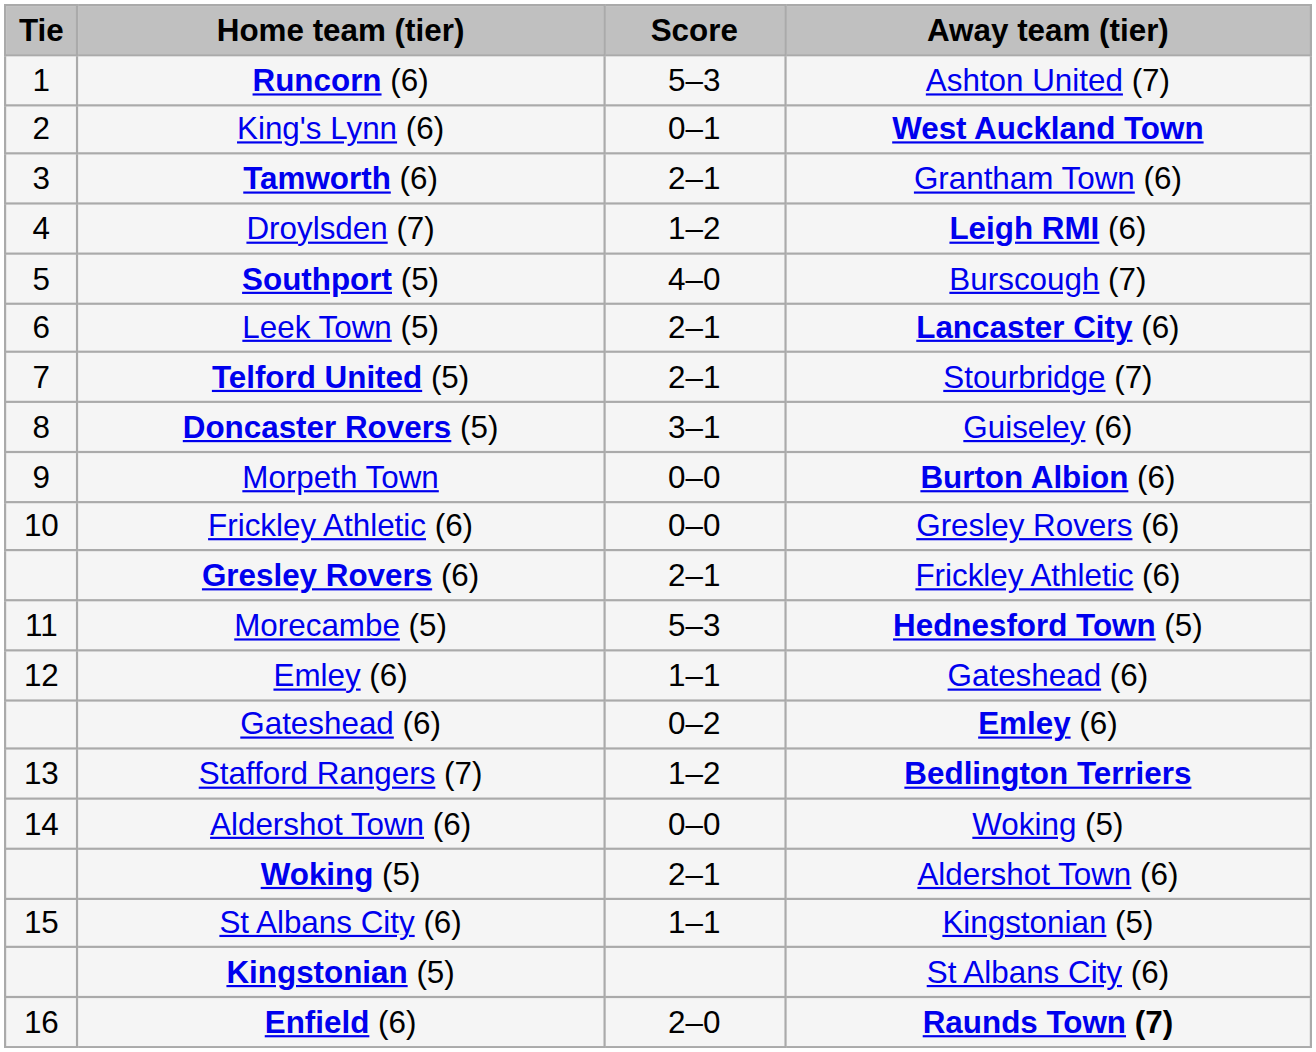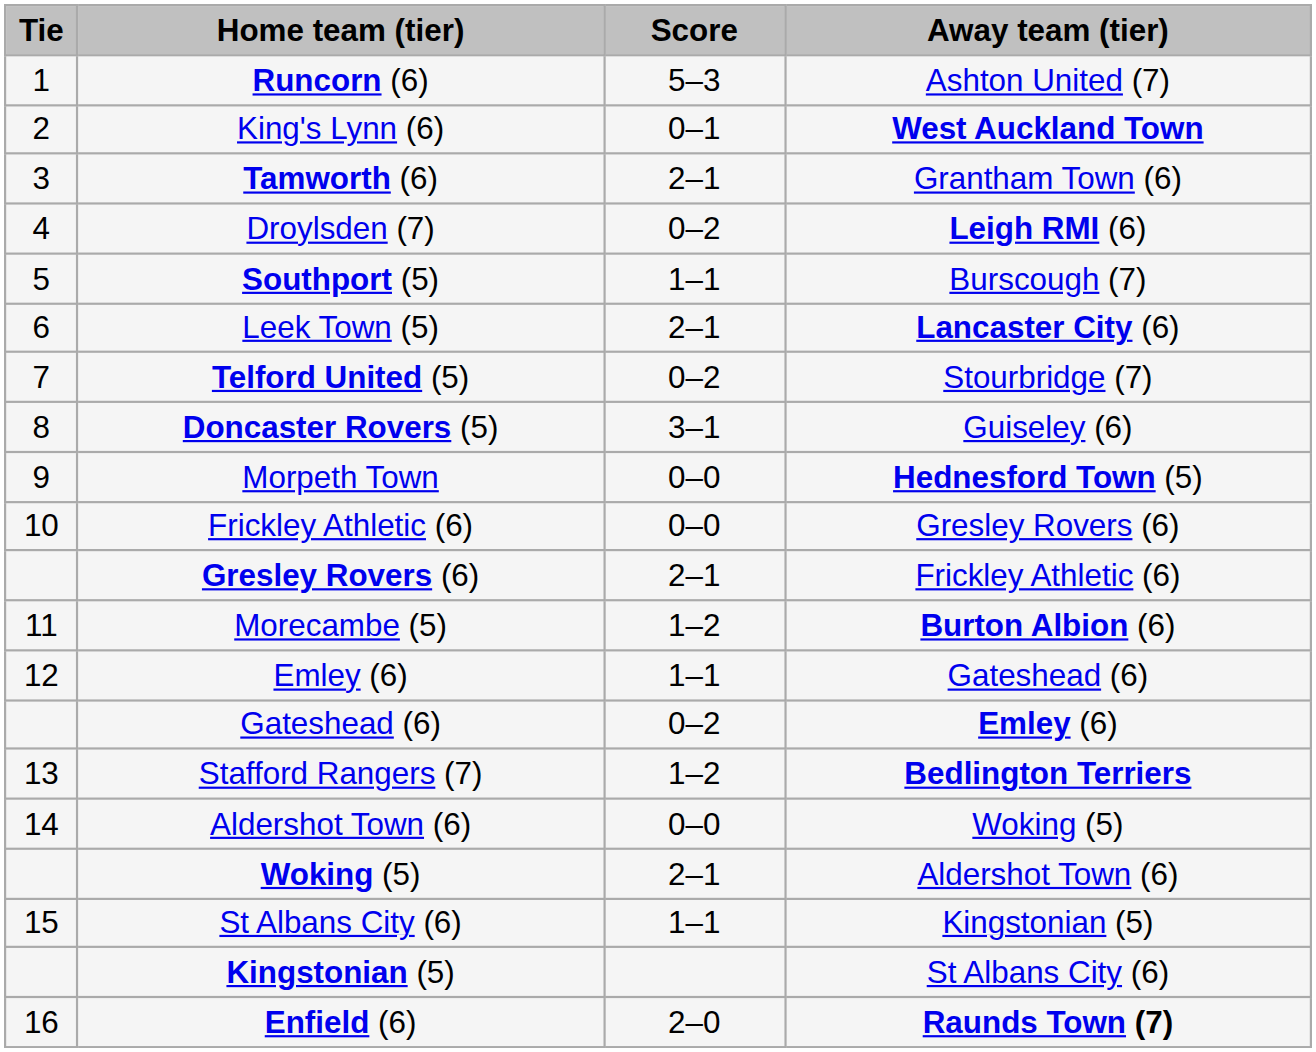(694, 229) 1–2 -> (694, 229) 0–2
(694, 278) 4–0 -> (694, 278) 1–1
(694, 377) 2–1 -> (694, 377) 0–2
(1048, 477) Burton Albion (6) -> (1048, 477) Hednesford Town (5)
(694, 625) 5–3 -> (694, 625) 1–2
(1048, 625) Hednesford Town (5) -> (1048, 625) Burton Albion (6)
